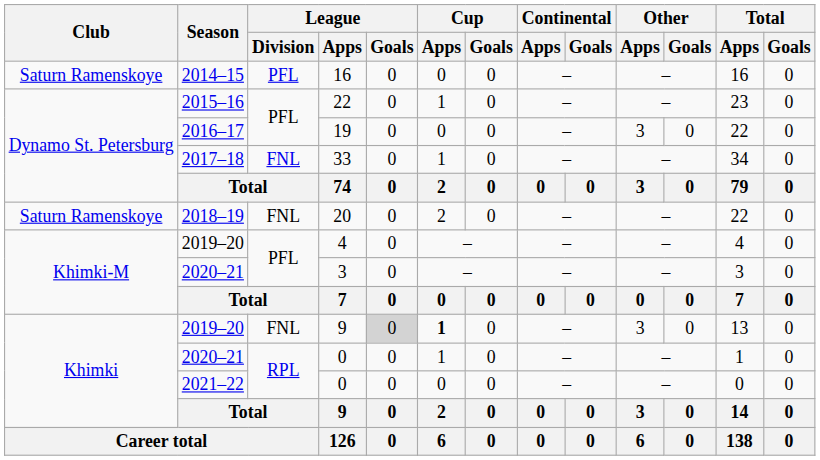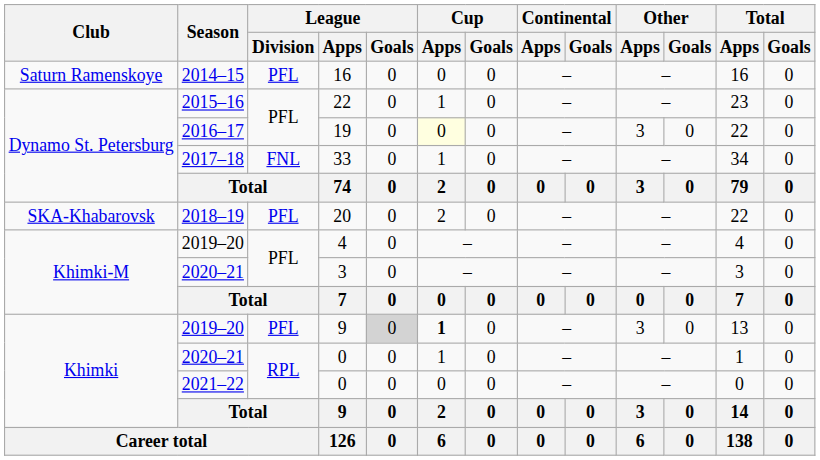(442, 131) no background -> (442, 131) lightyellow background
(91, 215) Saturn Ramenskoye -> (91, 215) SKA-Khabarovsk
(283, 215) FNL -> (283, 215) PFL
(283, 328) FNL -> (283, 328) PFL
